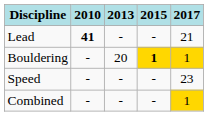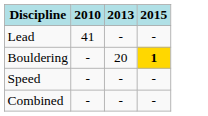- column: (187, 15)
(88, 36) bold -> (88, 36) normal
